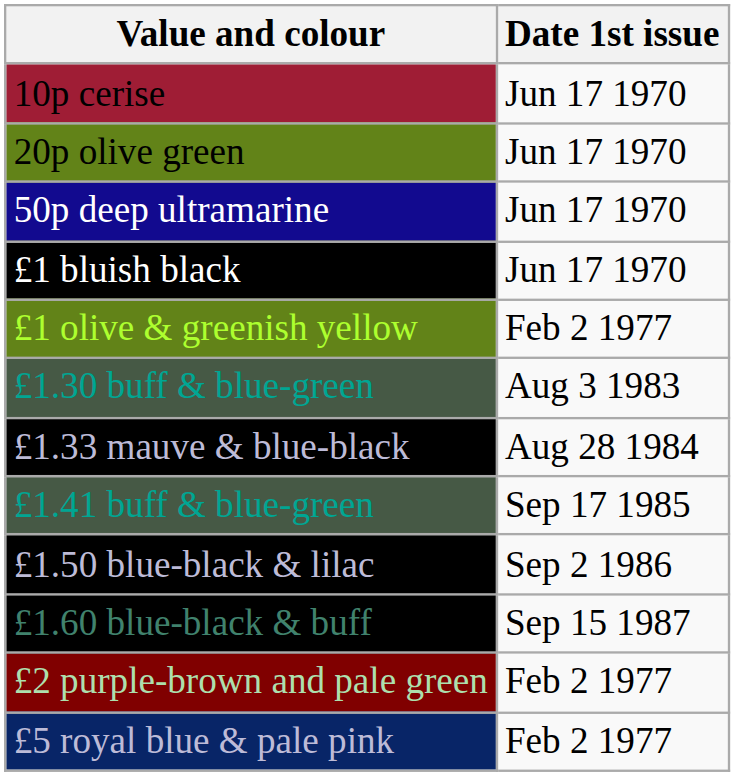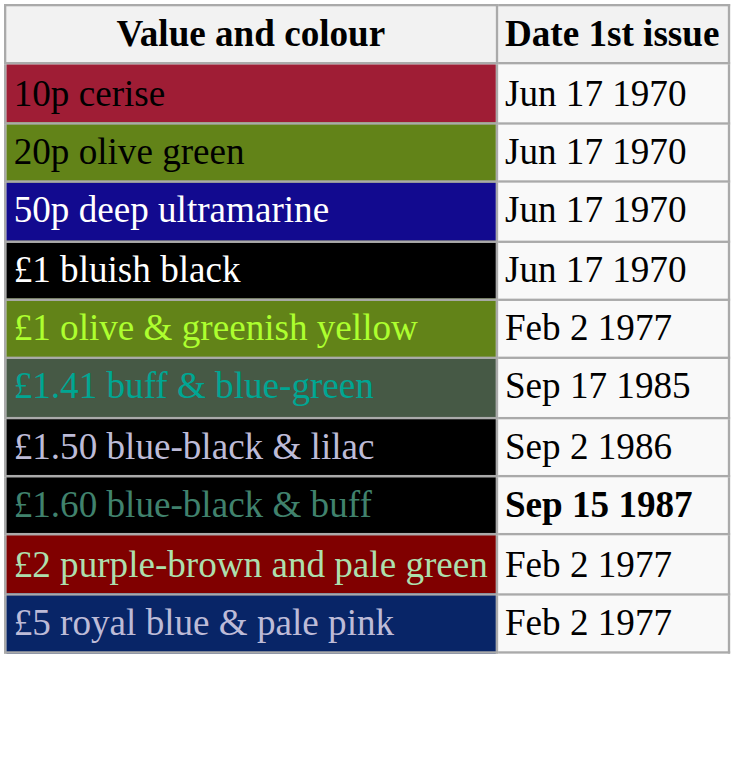- row: (194, 387)
- row: (212, 446)
(598, 622) normal -> (599, 504) bold
